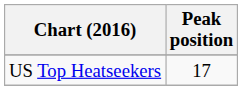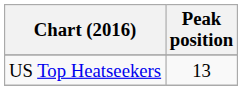(202, 70) 17 -> (202, 70) 13
